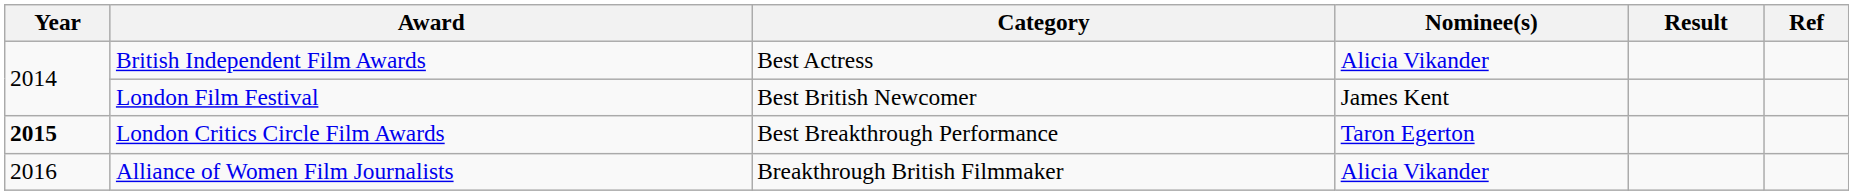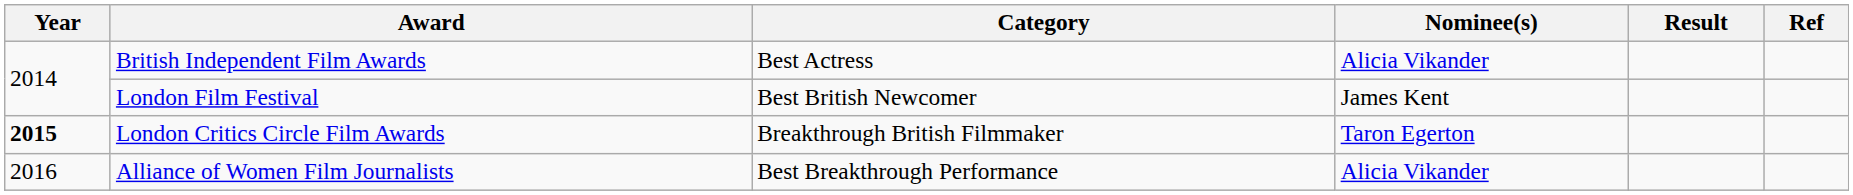(908, 134) Best Breakthrough Performance -> (910, 134) Breakthrough British Filmmaker
(910, 171) Breakthrough British Filmmaker -> (908, 171) Best Breakthrough Performance
